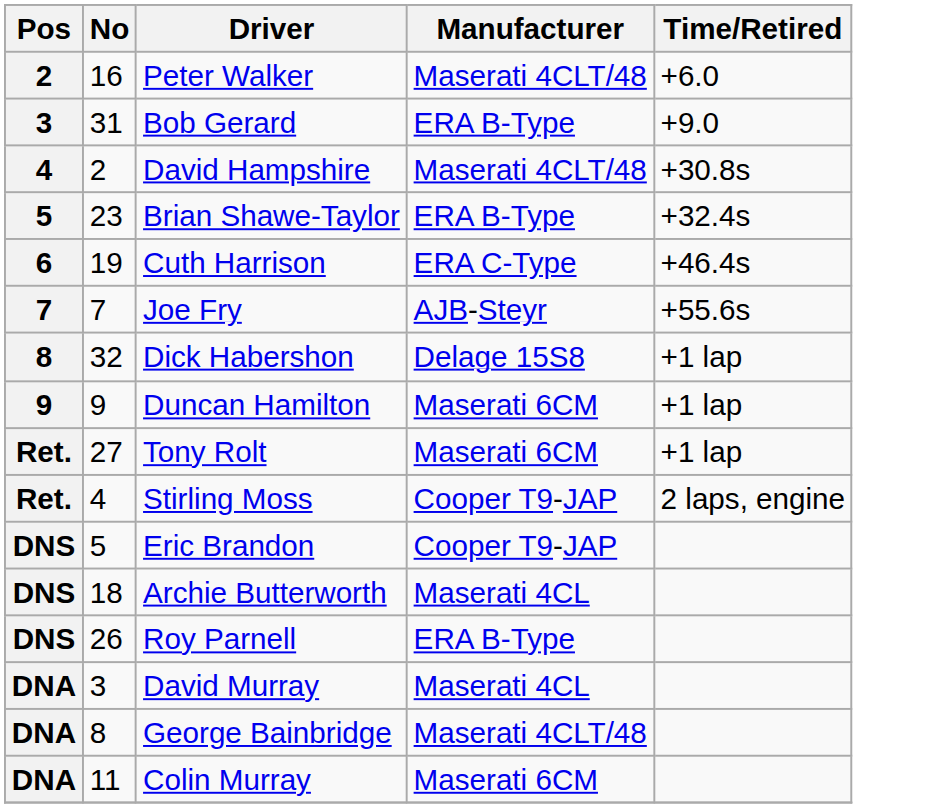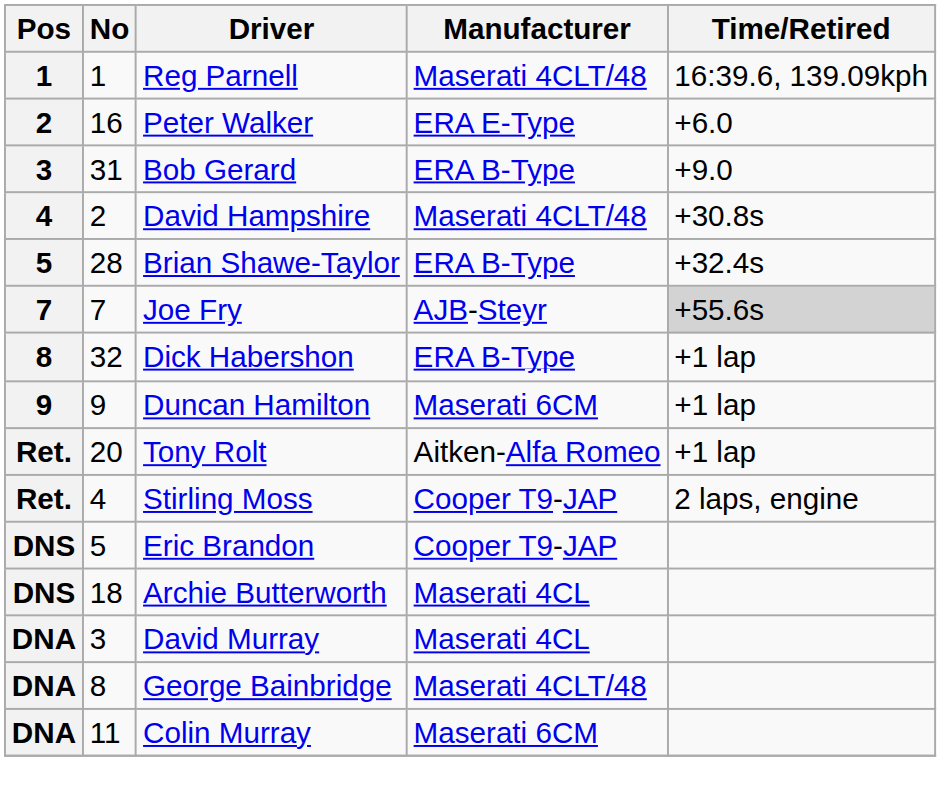+ row: (220, 76)
(530, 76) Maserati 4CLT/48 -> (494, 122) ERA E-Type
(106, 216) 23 -> (106, 263) 28
- row: (234, 263)
(705, 310) no background -> (719, 310) lightgrey background
(499, 357) Delage 15S8 -> (494, 357) ERA B-Type
(106, 451) 27 -> (106, 451) 20
(506, 451) Maserati 6CM -> (537, 451) Aitken-Alfa Romeo
- row: (220, 639)
